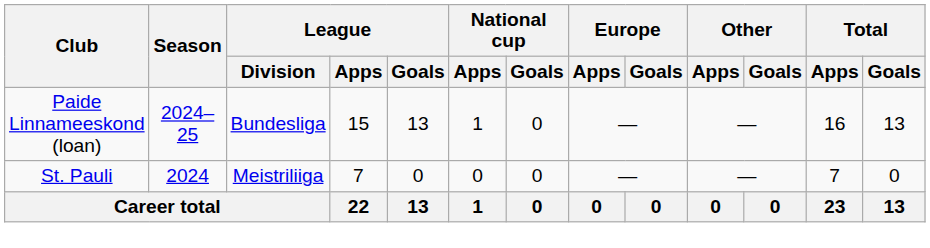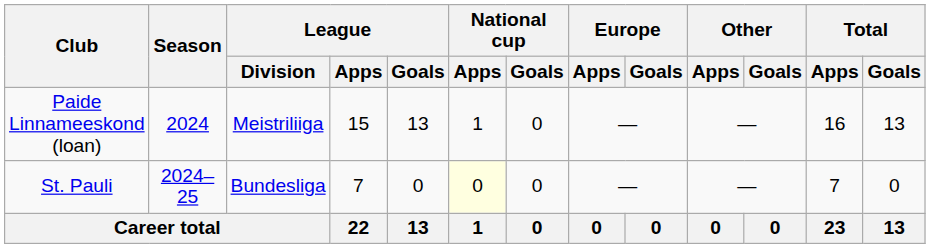(188, 123) 2024–25 -> (188, 123) 2024
(278, 123) Bundesliga -> (278, 123) Meistriliiga
(188, 175) 2024 -> (188, 186) 2024–25
(278, 175) Meistriliiga -> (278, 186) Bundesliga
(478, 175) no background -> (478, 186) lightyellow background
